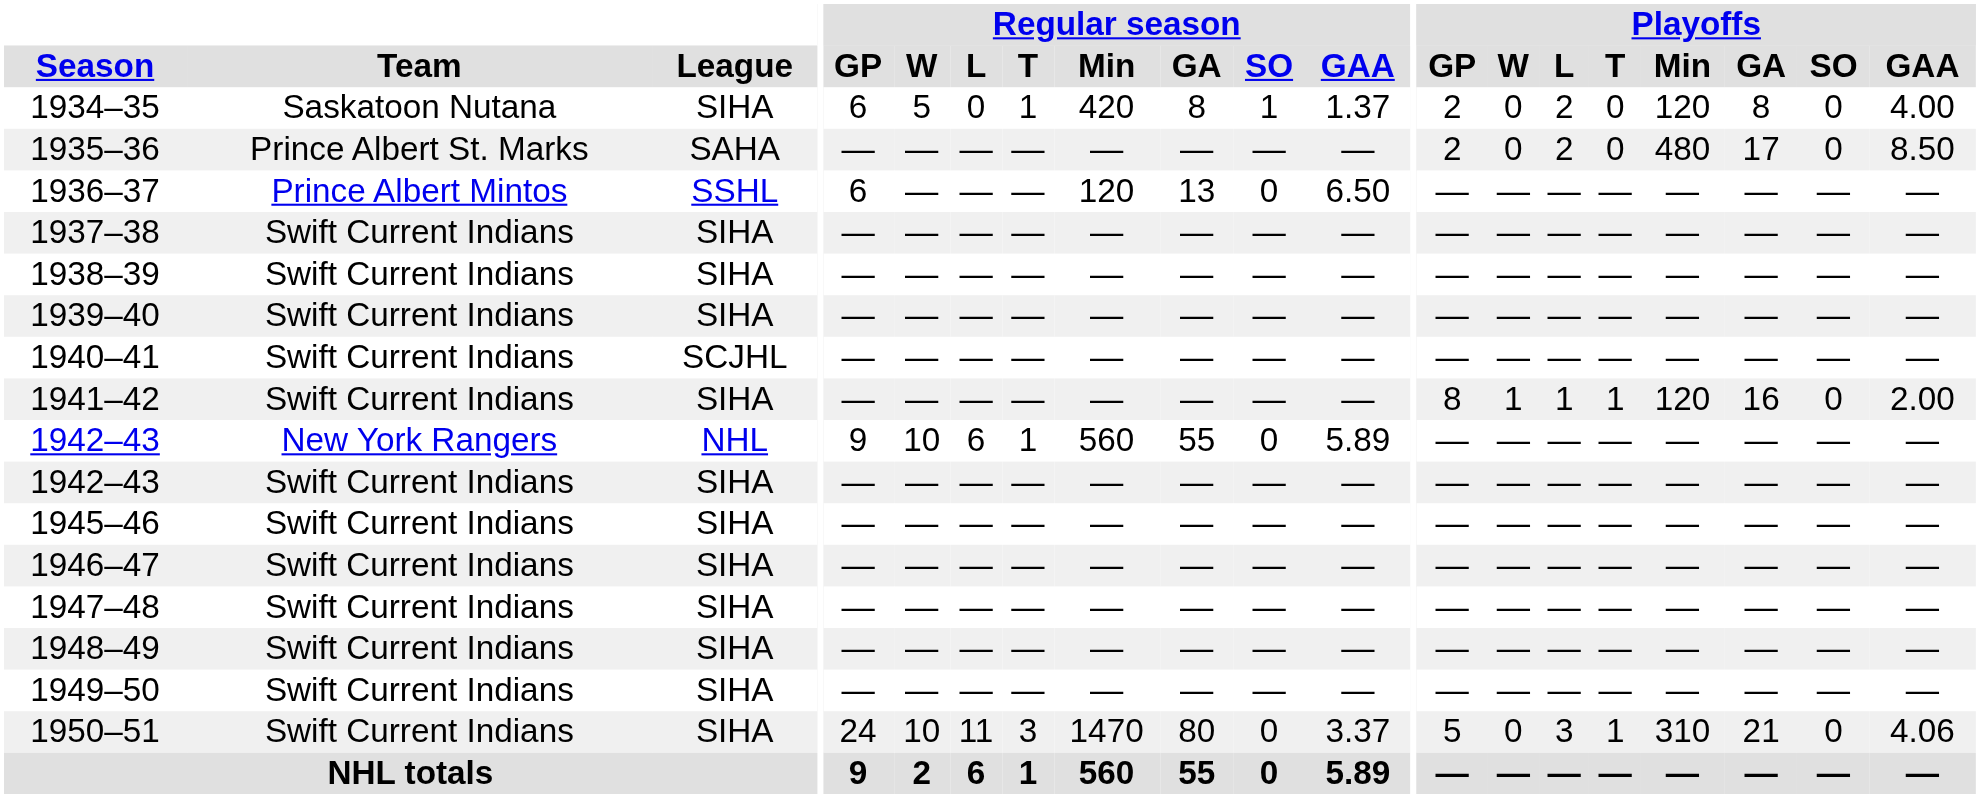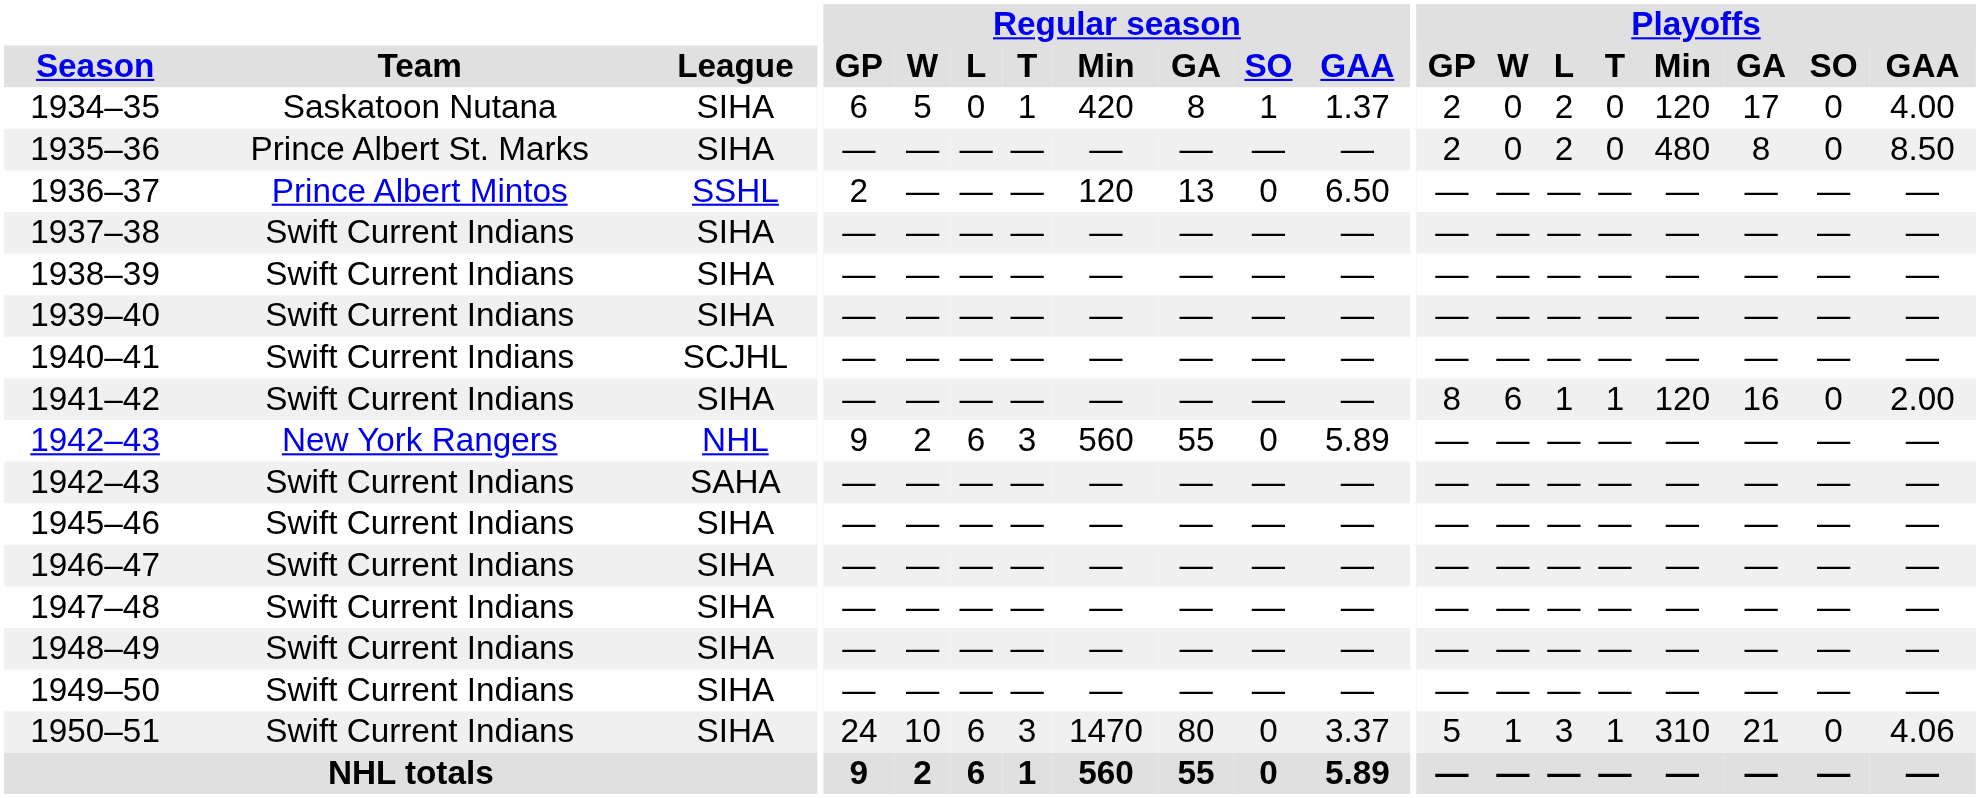(1761, 107) 8 -> (1761, 107) 17
(735, 149) SAHA -> (735, 149) SIHA
(1761, 149) 17 -> (1761, 149) 8
(858, 190) 6 -> (859, 190) 2
(1513, 398) 1 -> (1513, 398) 6
(922, 440) 10 -> (923, 440) 2
(1028, 440) 1 -> (1027, 440) 3
(735, 481) SIHA -> (735, 481) SAHA
(976, 731) 11 -> (976, 731) 6
(1513, 731) 0 -> (1513, 731) 1
